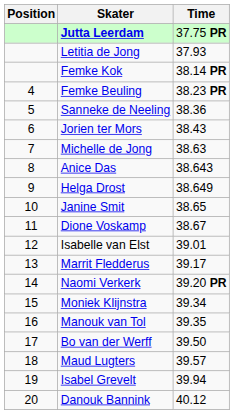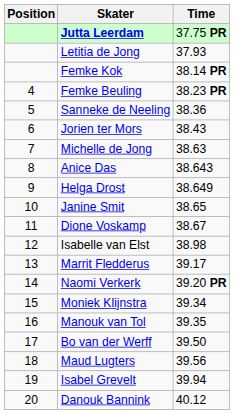(191, 245) 39.01 -> (191, 245) 38.98
(191, 361) 39.57 -> (191, 361) 39.56
